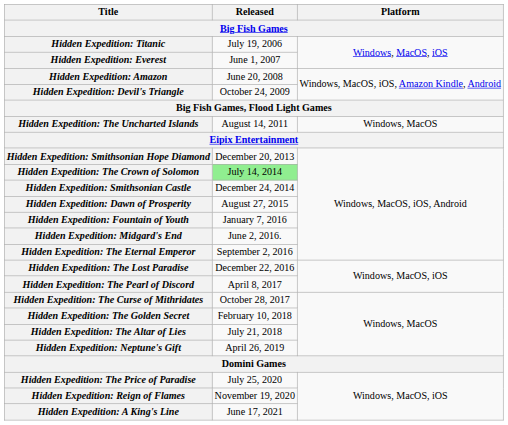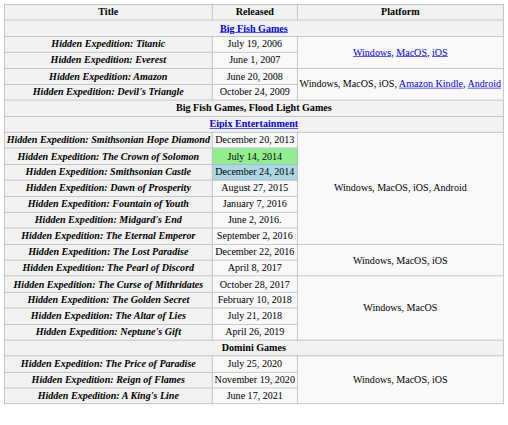- row: (108, 124)
(255, 188) no background -> (255, 172) lightblue background
